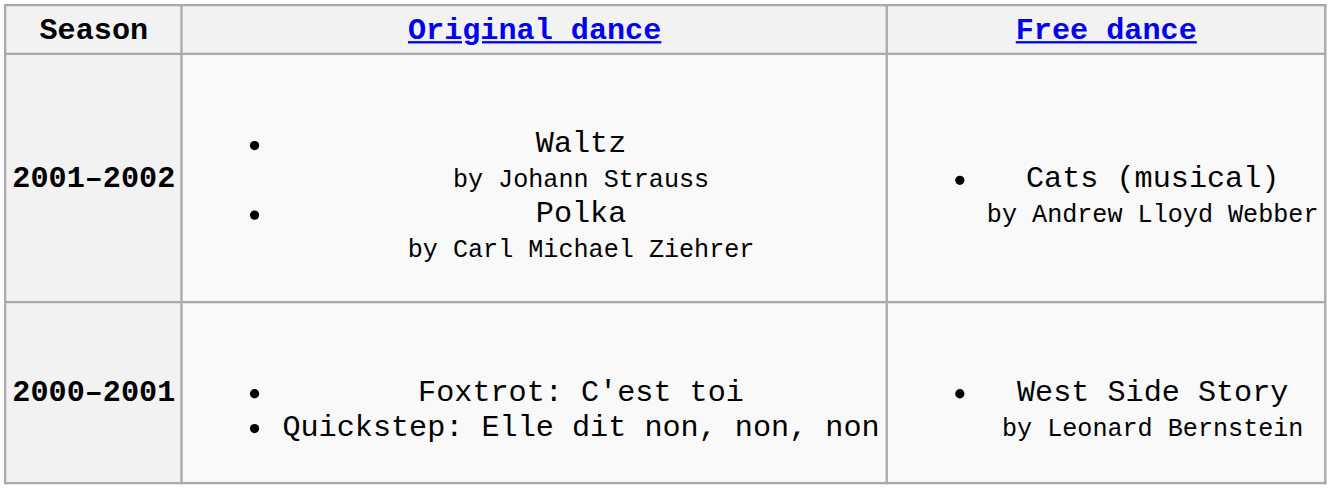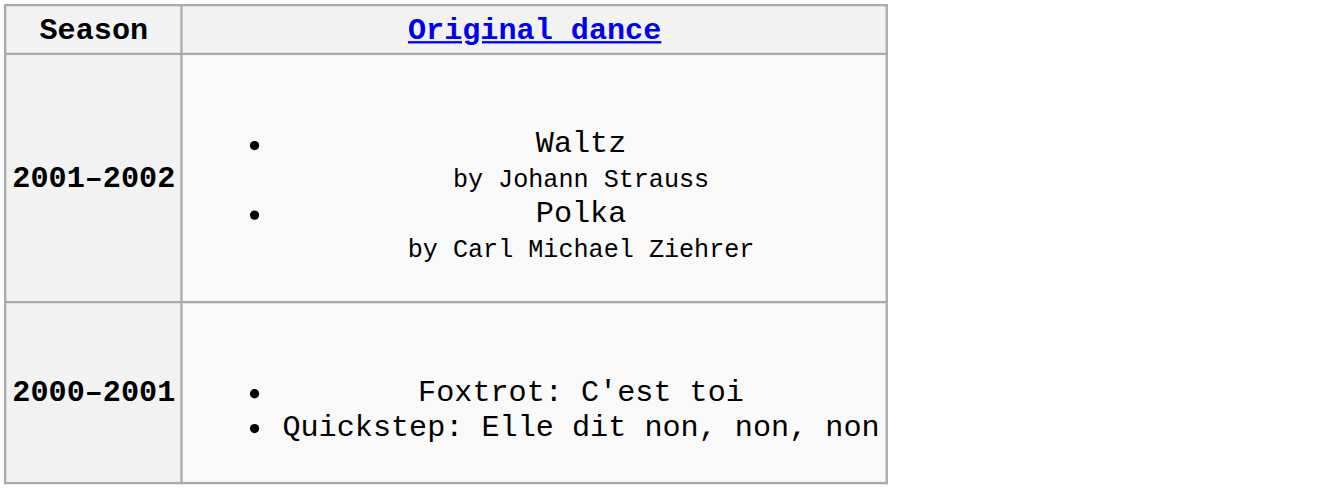- column: (1106, 30)
